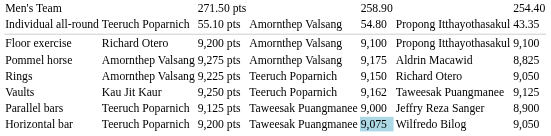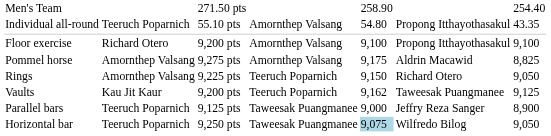(219, 92) 9,250 pts -> (219, 92) 9,200 pts
(219, 124) 9,200 pts -> (219, 124) 9,250 pts
